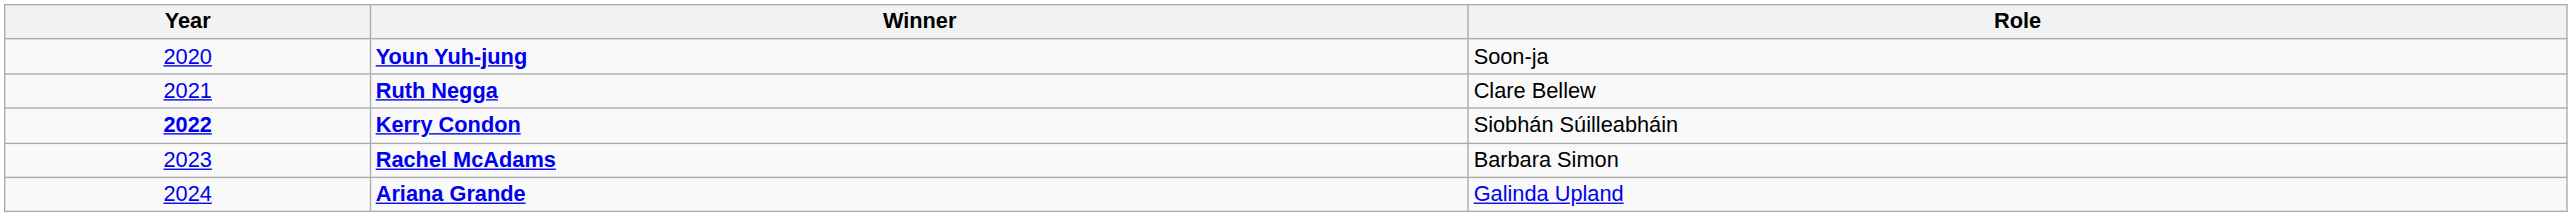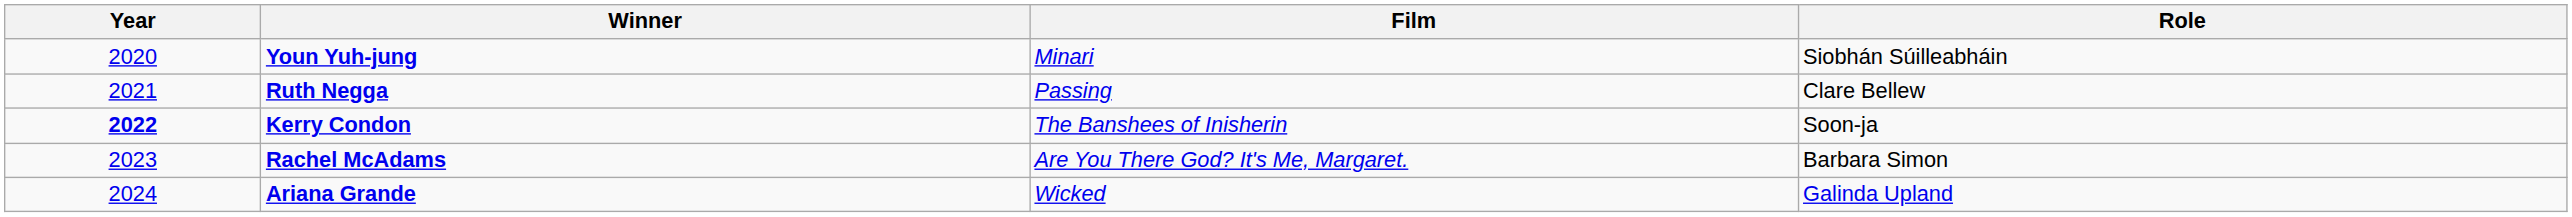+ column: (1414, 21)
(1511, 56) Soon-ja -> (1905, 56) Siobhán Súilleabháin
(1576, 125) Siobhán Súilleabháin -> (1841, 125) Soon-ja
